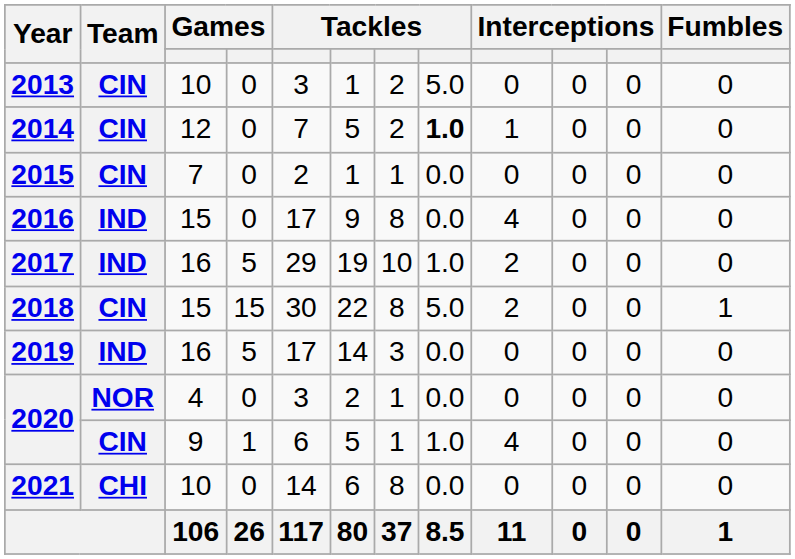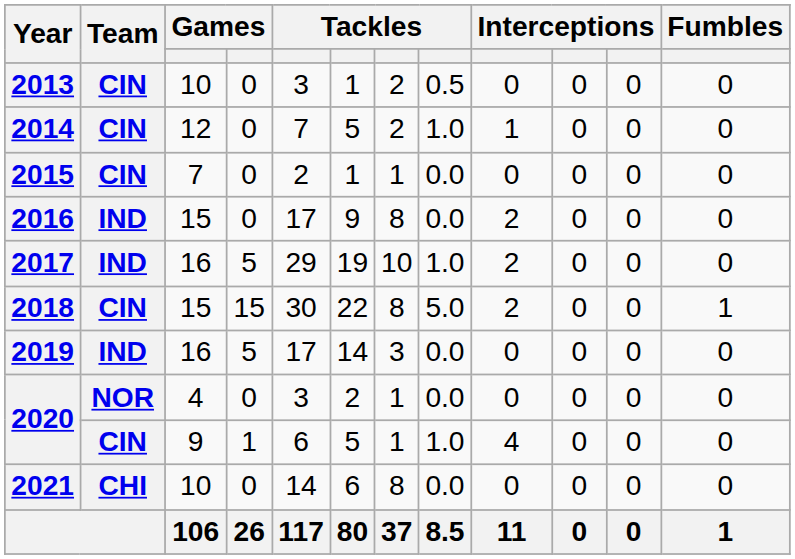(445, 84) 5.0 -> (445, 84) 0.5
(445, 129) bold -> (445, 129) normal
(512, 218) 4 -> (512, 218) 2
